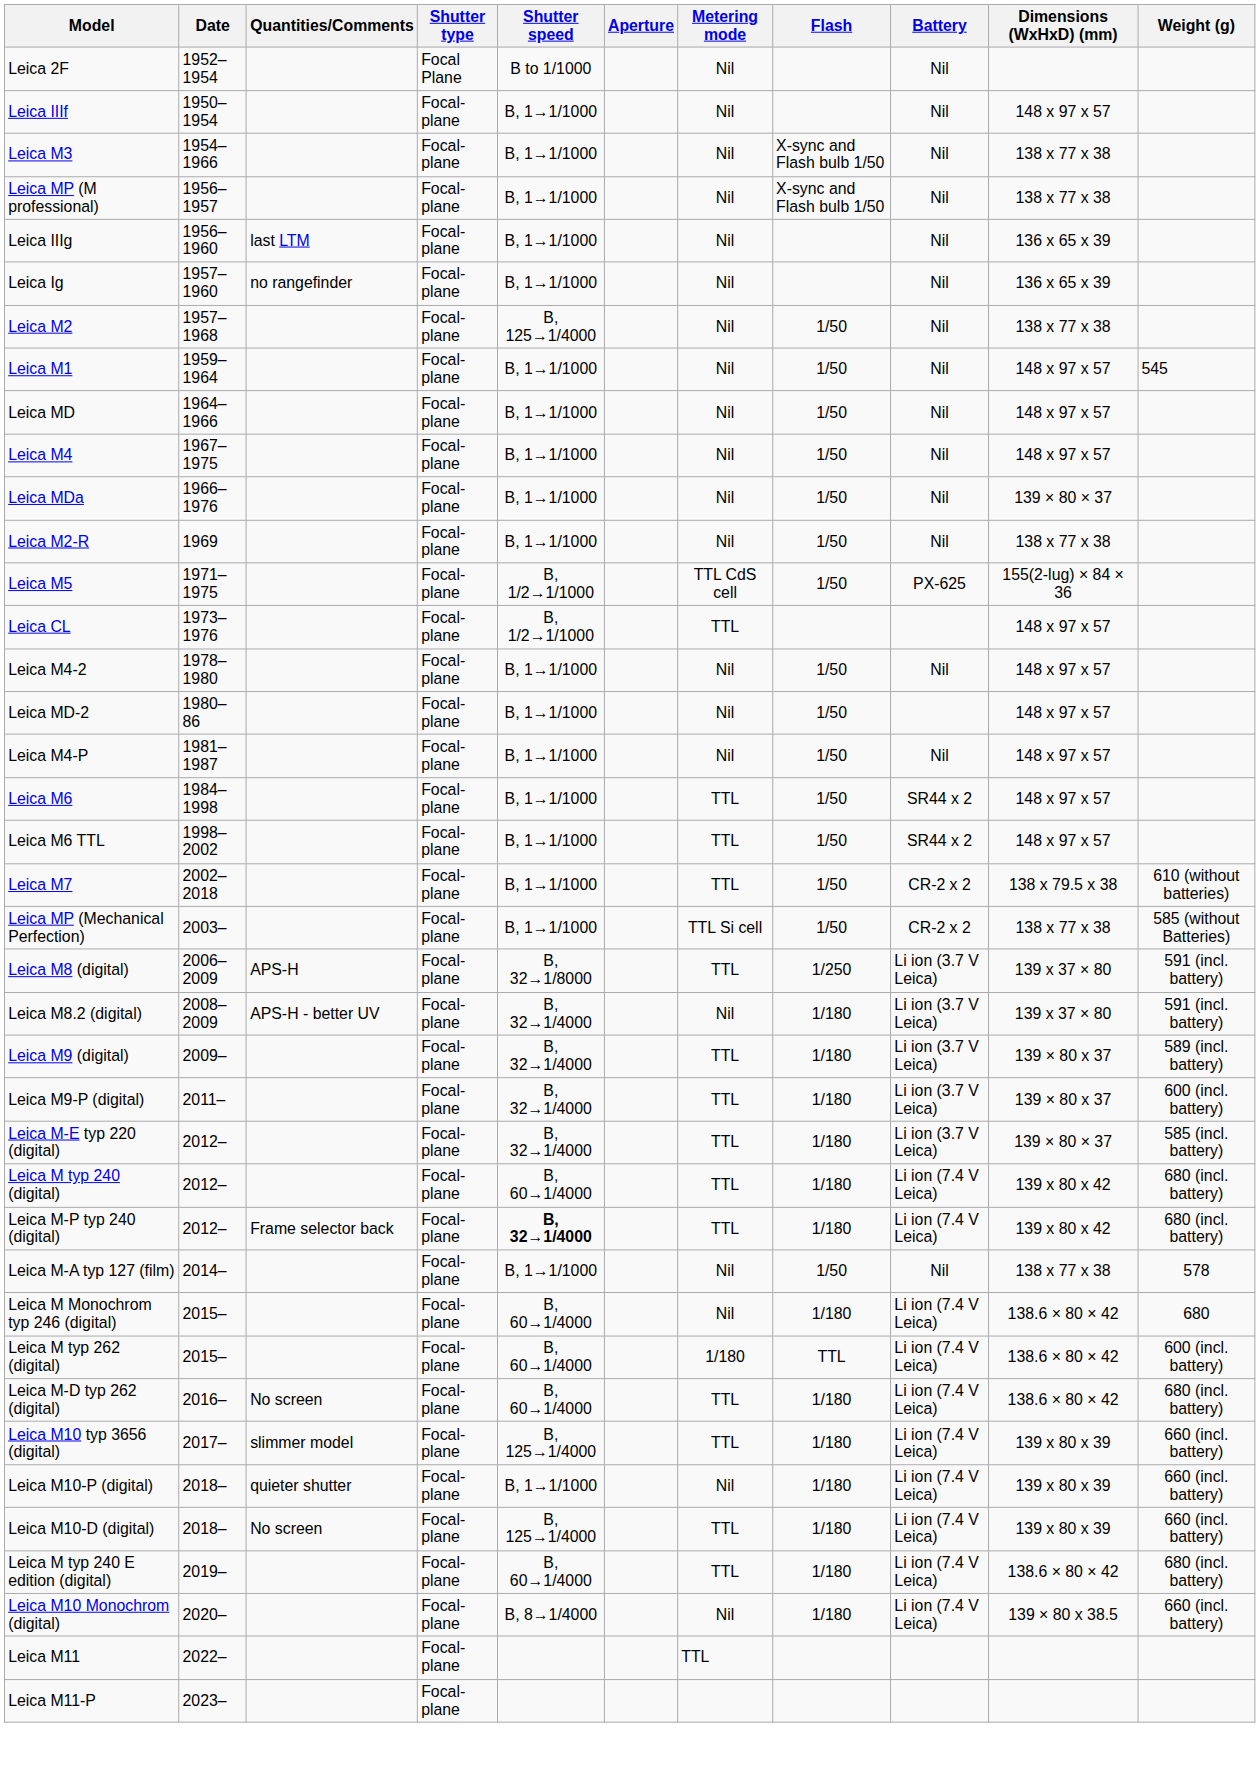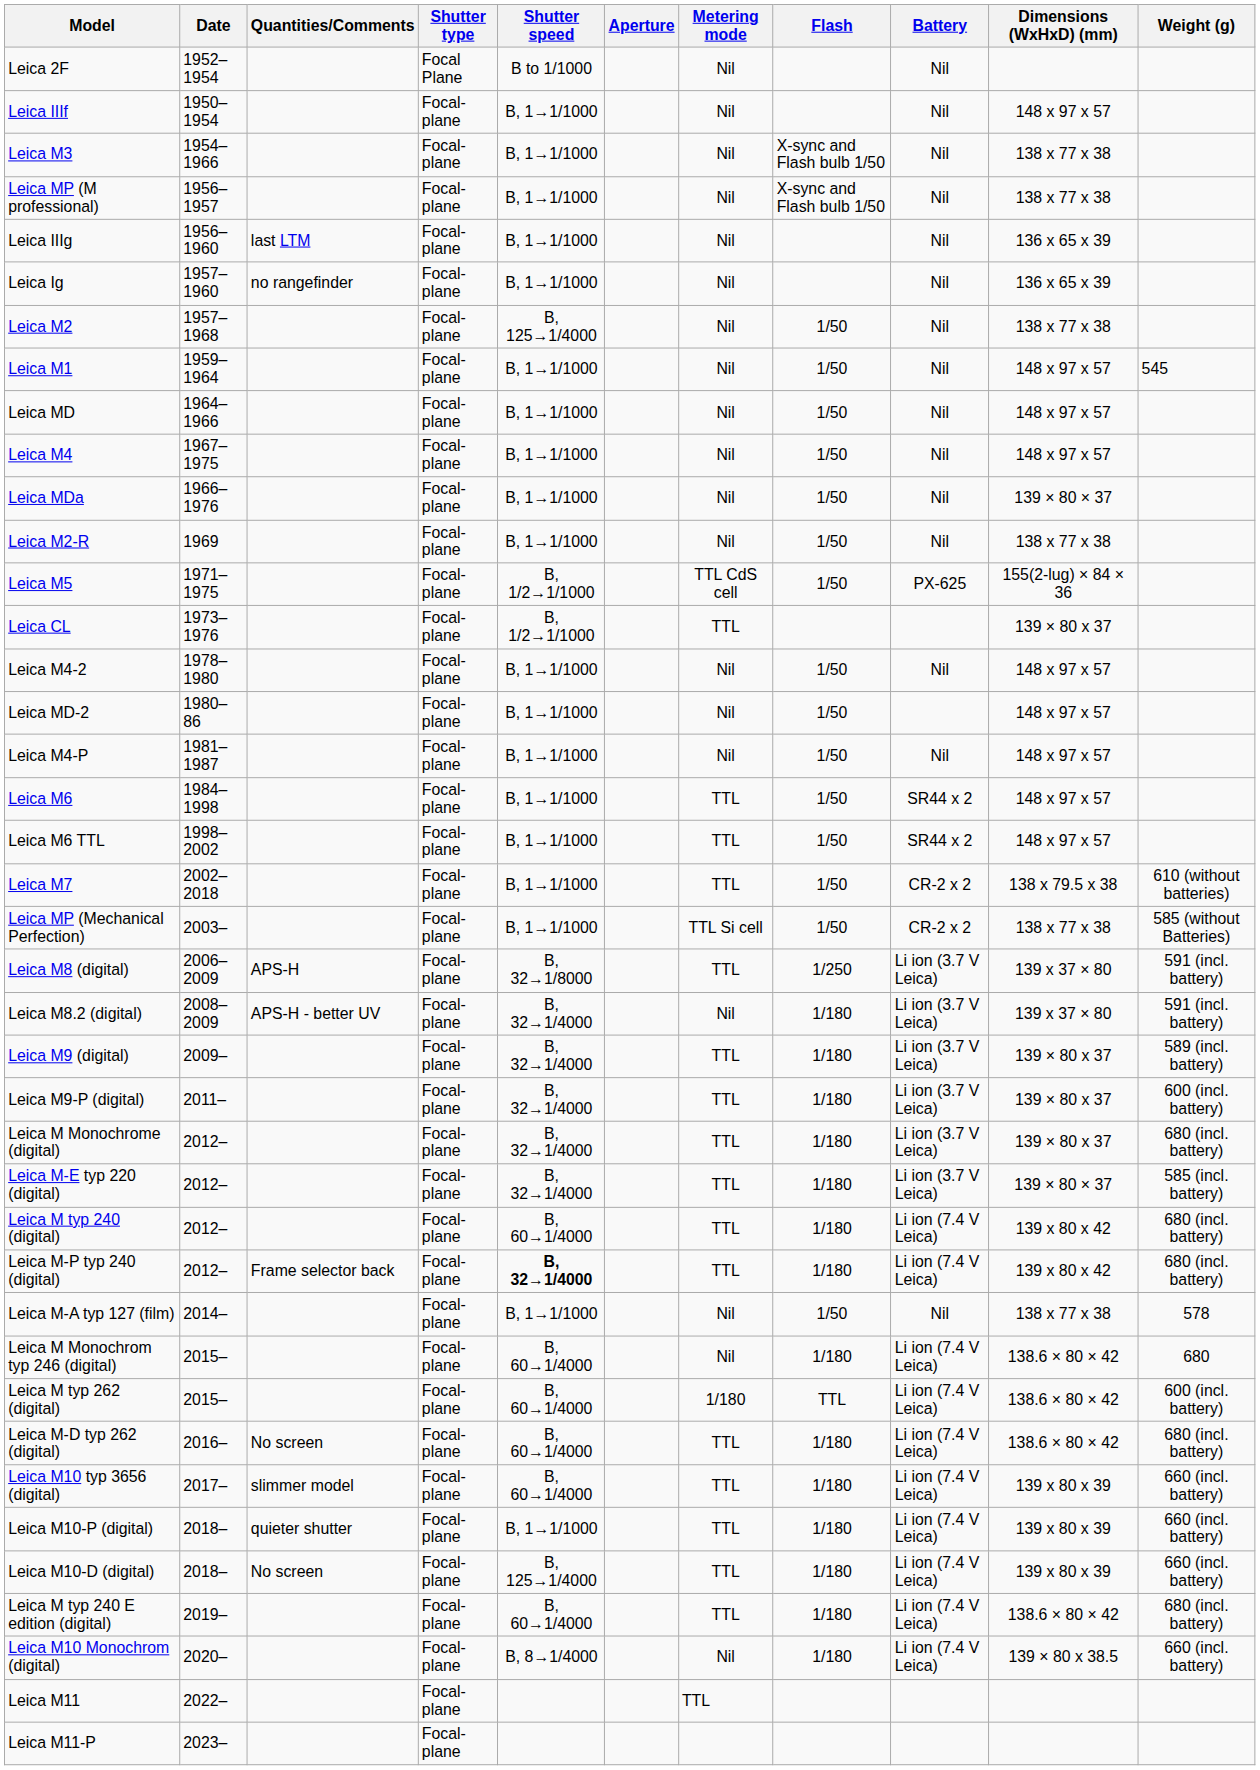(1063, 627) 148 x 97 x 57 -> (1063, 627) 139 × 80 x 37
+ row: (84, 1142)
(551, 1443) B, 125→1/4000 -> (551, 1485) B, 60→1/4000
(725, 1485) Nil -> (726, 1528) TTL
